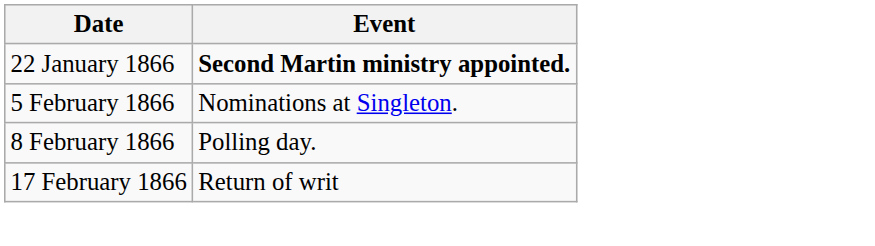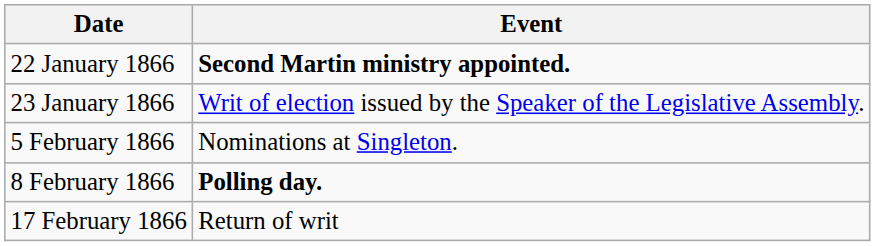+ row: (92, 102)
(257, 142) normal -> (260, 181) bold
